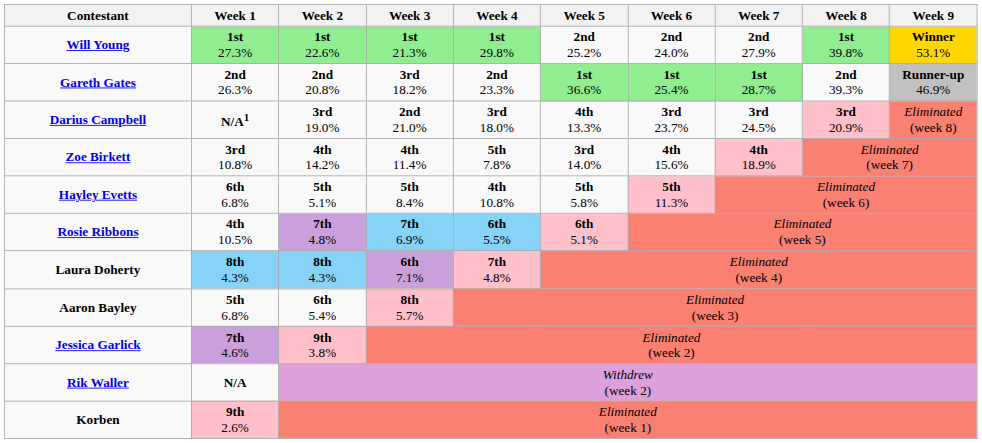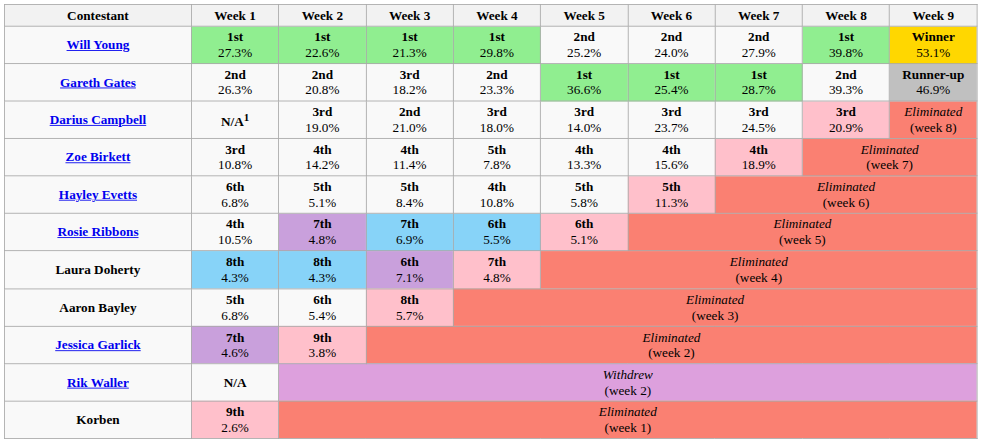(584, 120) 4th 13.3% -> (584, 120) 3rd 14.0%
(584, 157) 3rd 14.0% -> (584, 157) 4th 13.3%
